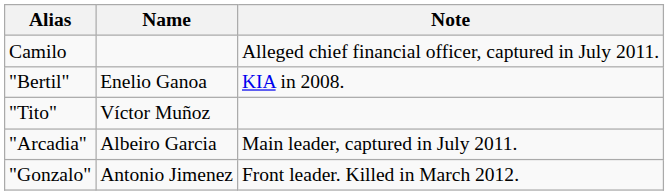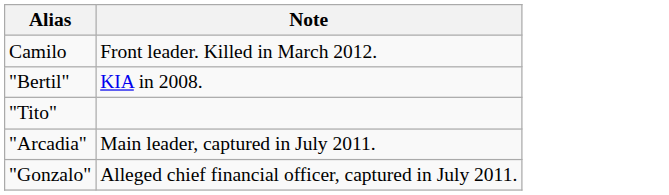- column: (167, 19)
(451, 50) Alleged chief financial officer, captured in July 2011. -> (239, 50) Front leader. Killed in March 2012.
(381, 174) Front leader. Killed in March 2012. -> (309, 174) Alleged chief financial officer, captured in July 2011.
